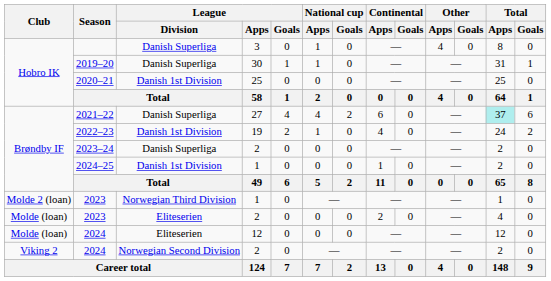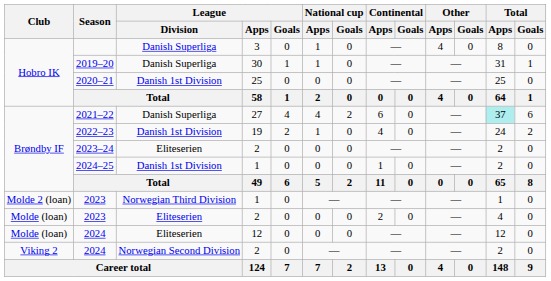(179, 149) Danish Superliga -> (179, 149) Eliteserien
